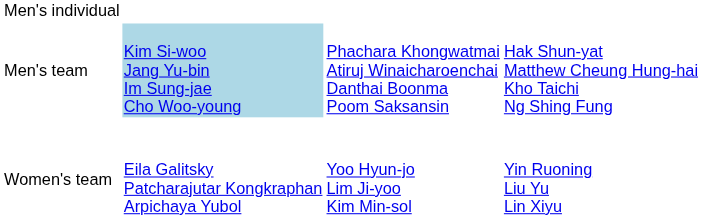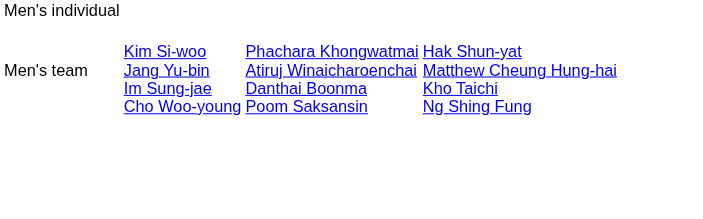(183, 79) lightblue background -> (183, 79) no background
- row: (58, 179)
